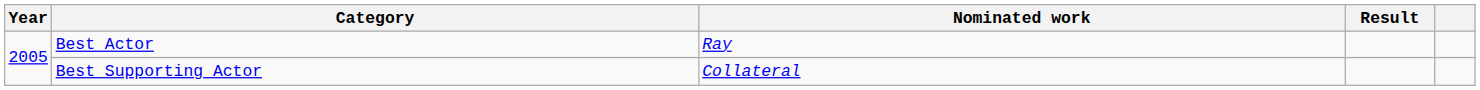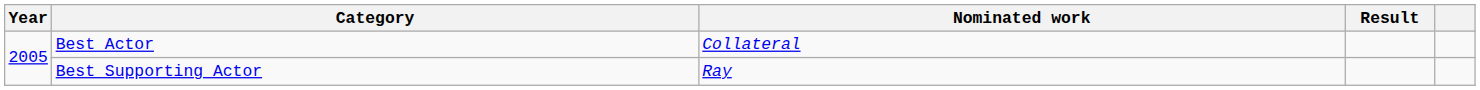(717, 45) Ray -> (751, 45) Collateral
(751, 71) Collateral -> (717, 71) Ray
